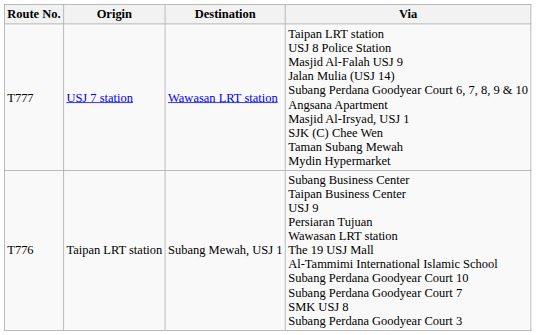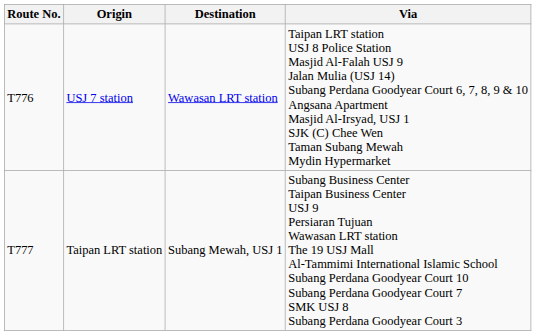(20, 97) T777 -> (20, 97) T776
(20, 250) T776 -> (20, 250) T777
